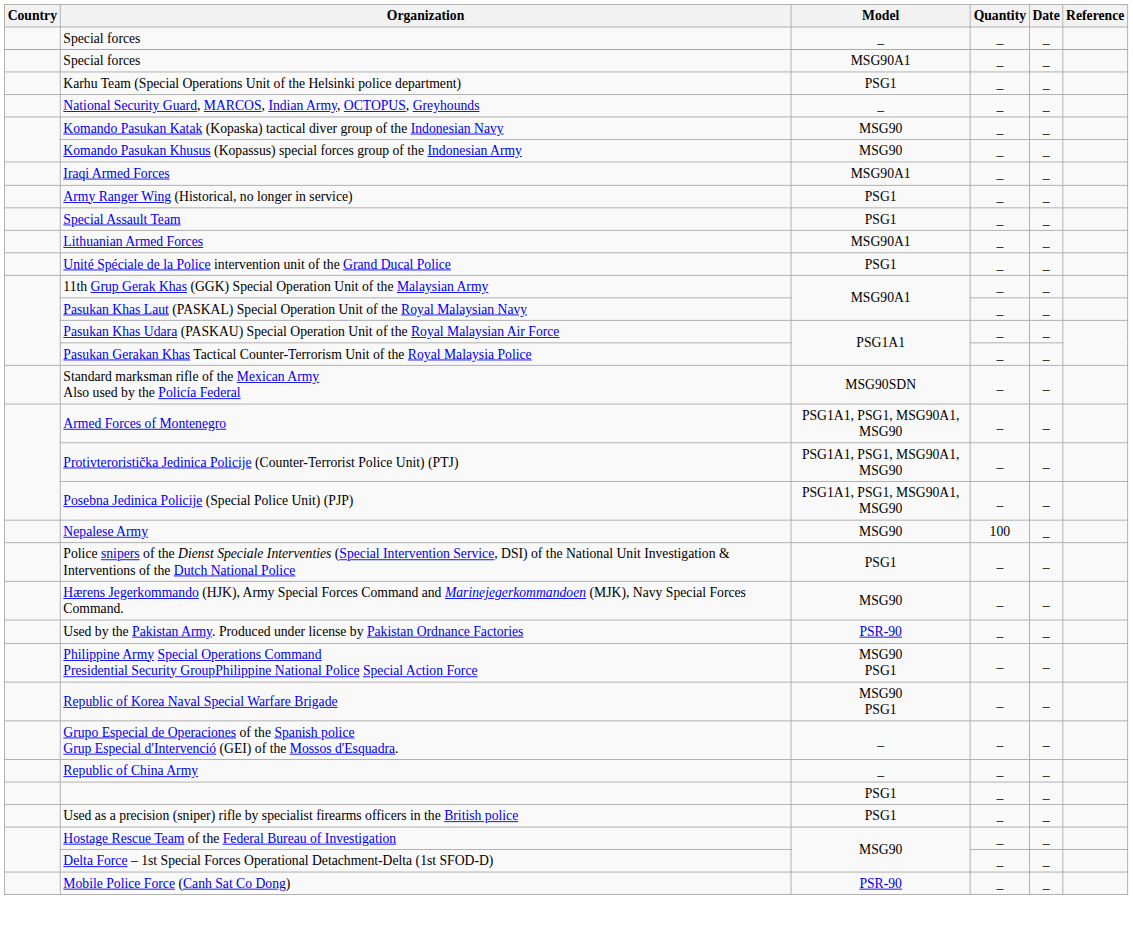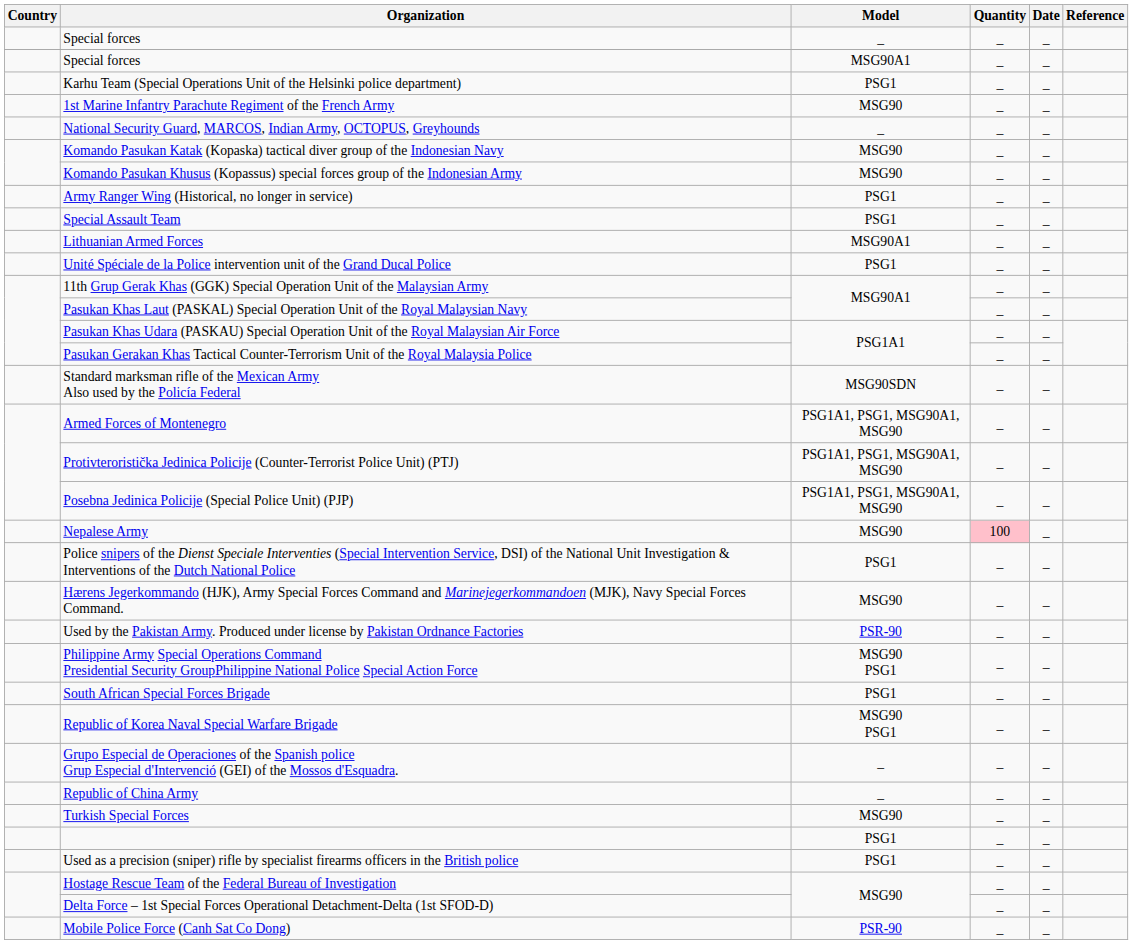+ row: (229, 106)
- row: (116, 173)
(1000, 531) no background -> (1000, 531) pink background
+ row: (167, 693)
+ row: (126, 815)
